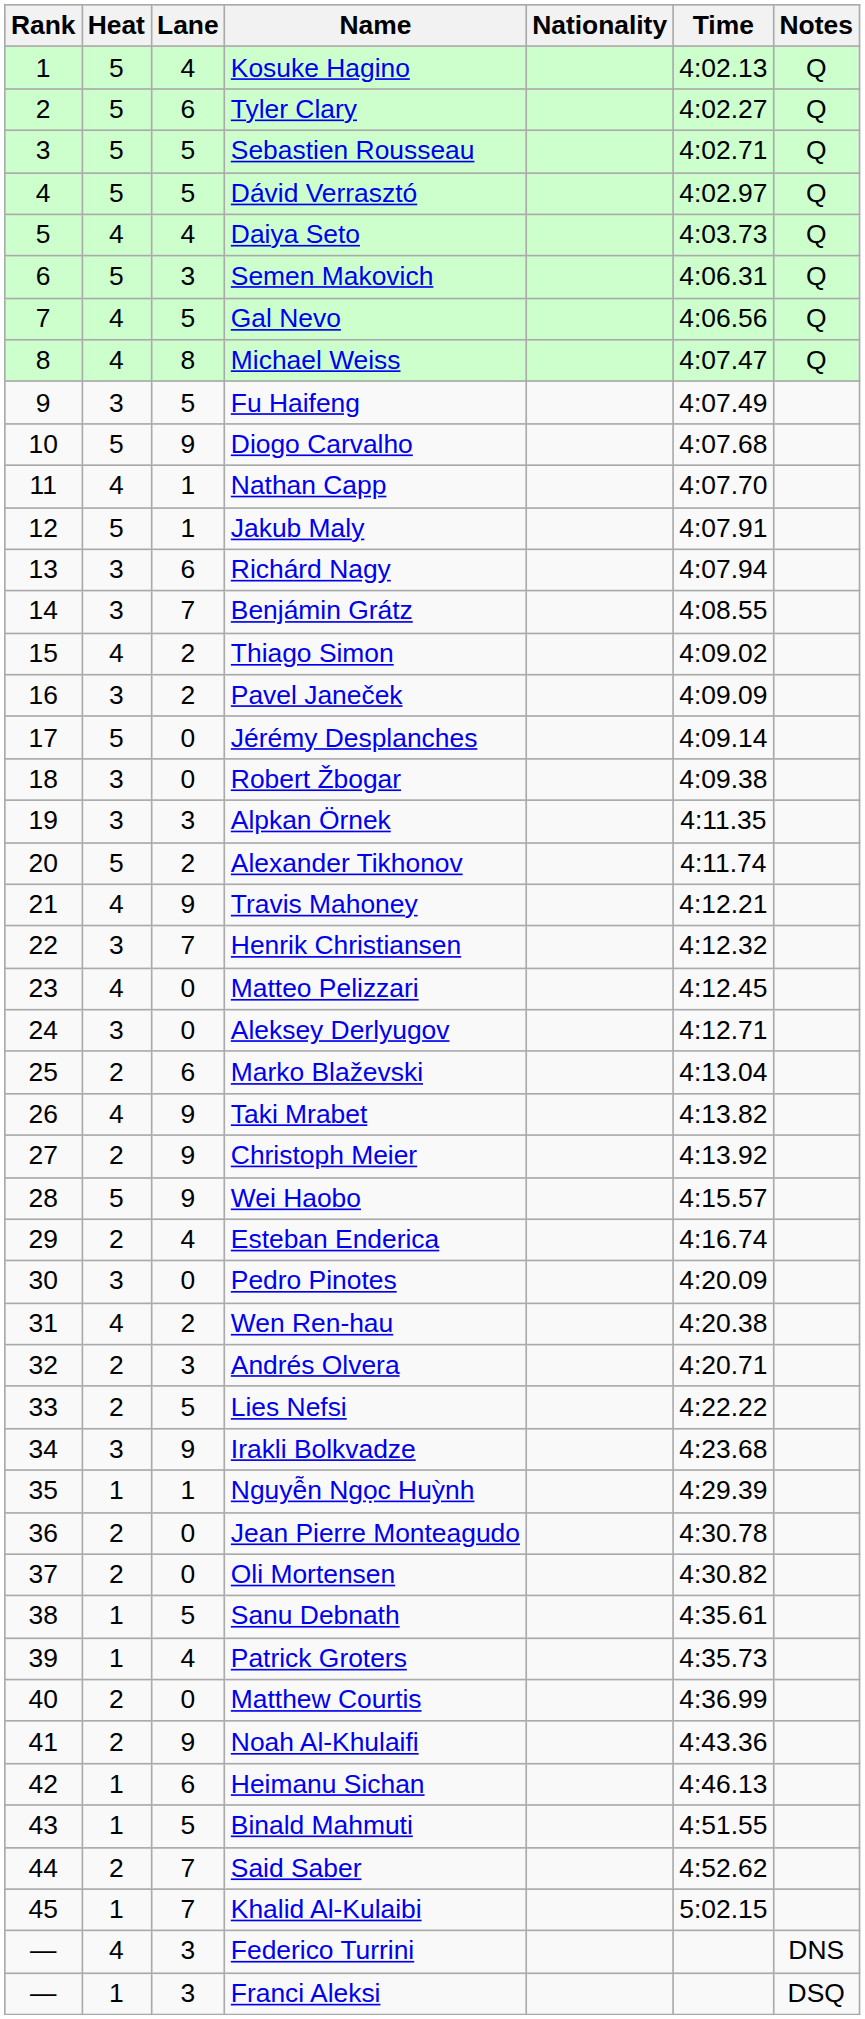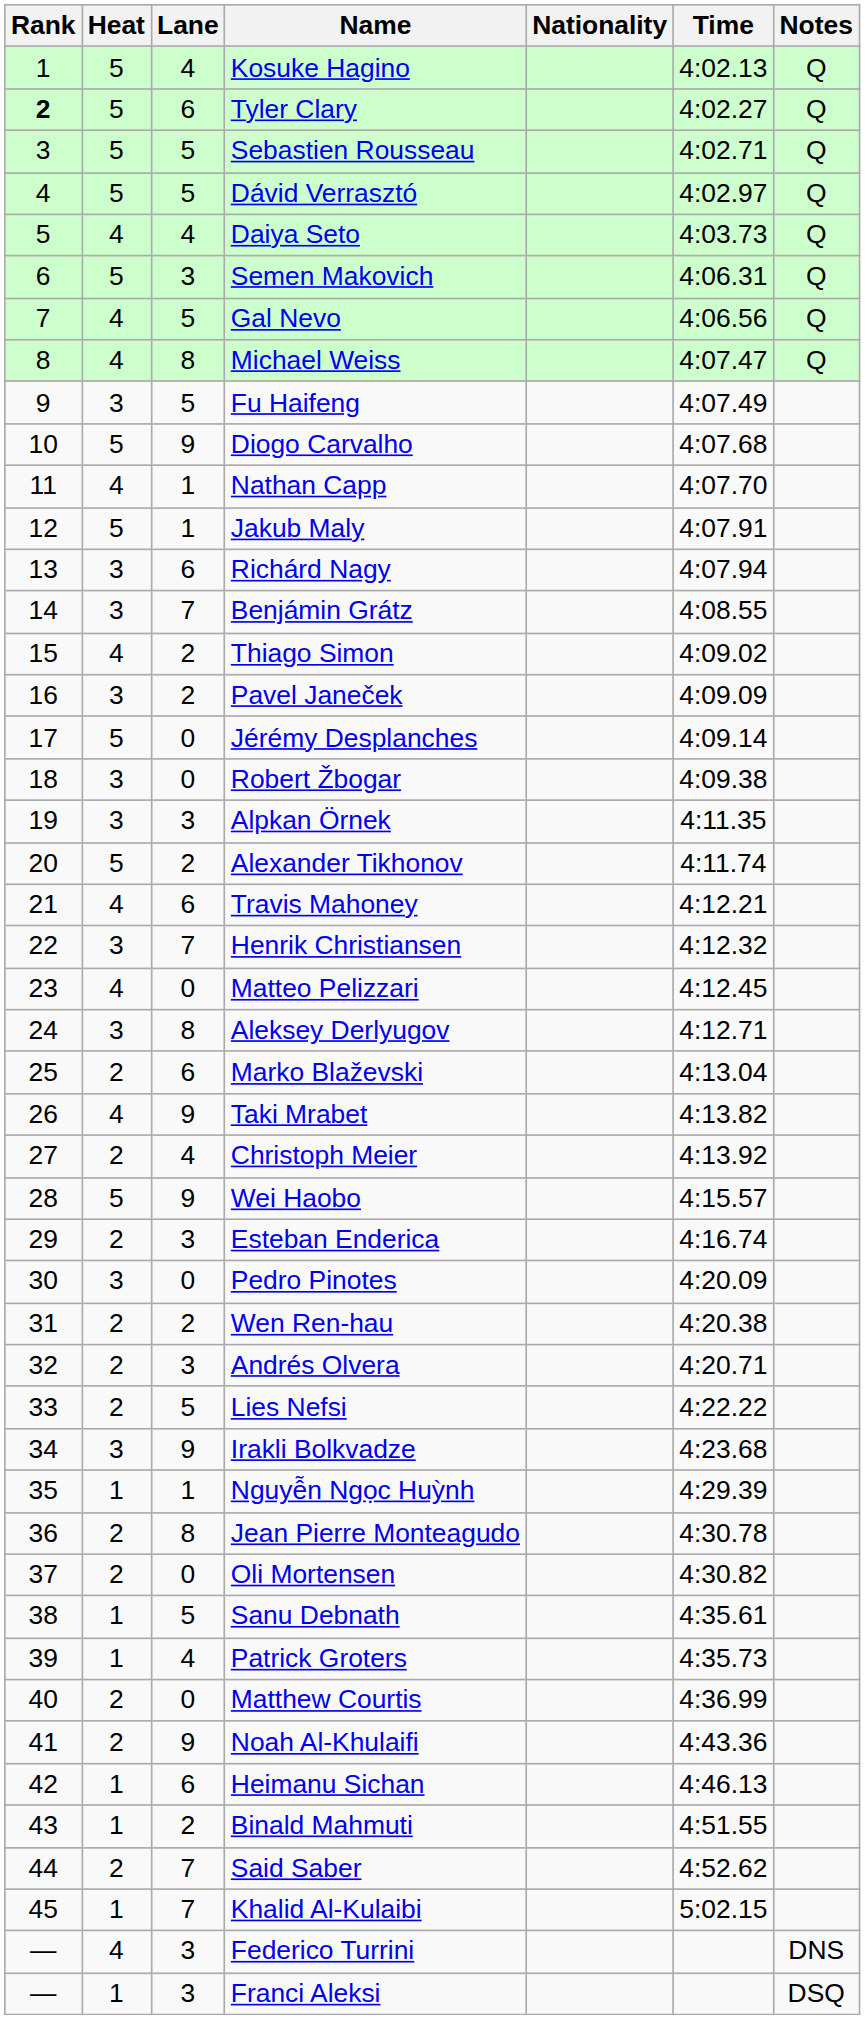(43, 109) normal -> (43, 109) bold
(188, 904) 9 -> (188, 904) 6
(188, 1030) 0 -> (188, 1030) 8
(188, 1155) 9 -> (188, 1155) 4
(188, 1239) 4 -> (188, 1239) 3
(116, 1323) 4 -> (116, 1323) 2
(188, 1532) 0 -> (188, 1532) 8
(188, 1825) 5 -> (188, 1825) 2
